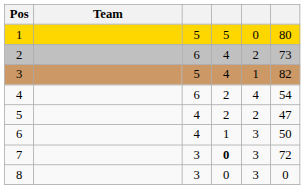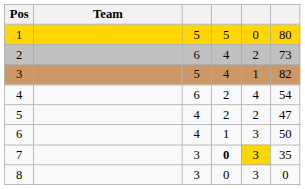(256, 154) no background -> (256, 154) gold background
(285, 154) 72 -> (285, 154) 35
